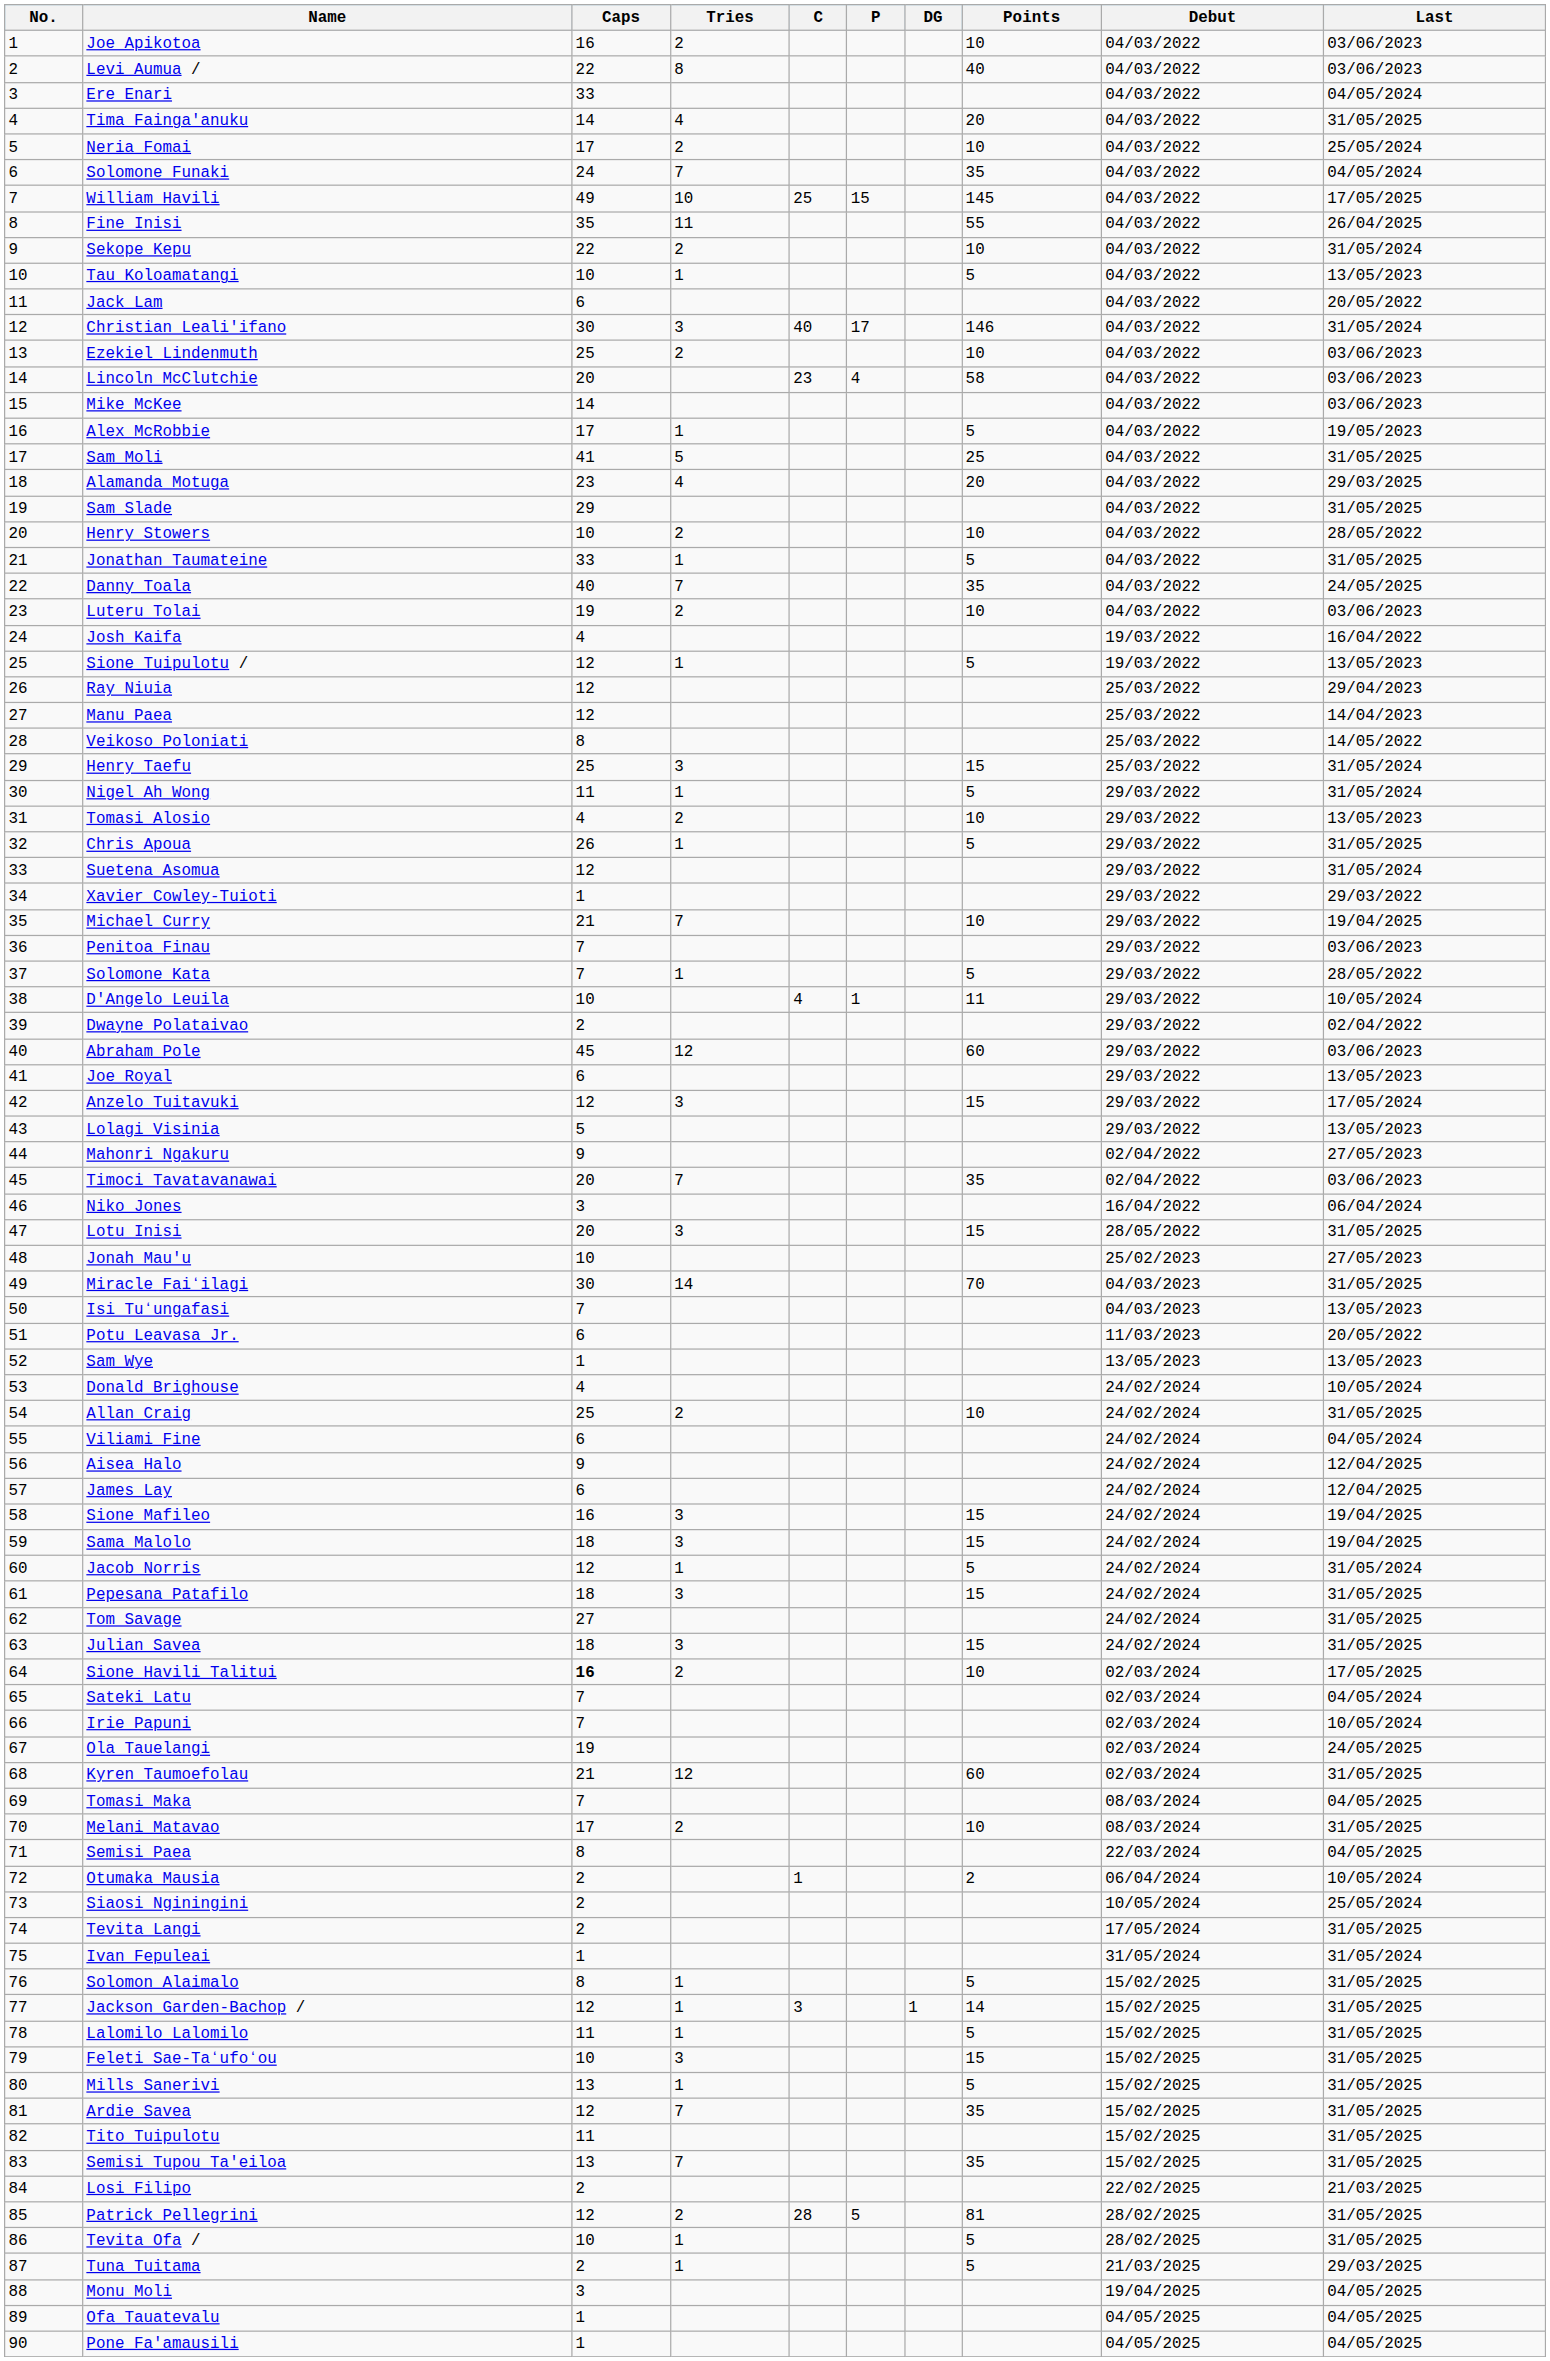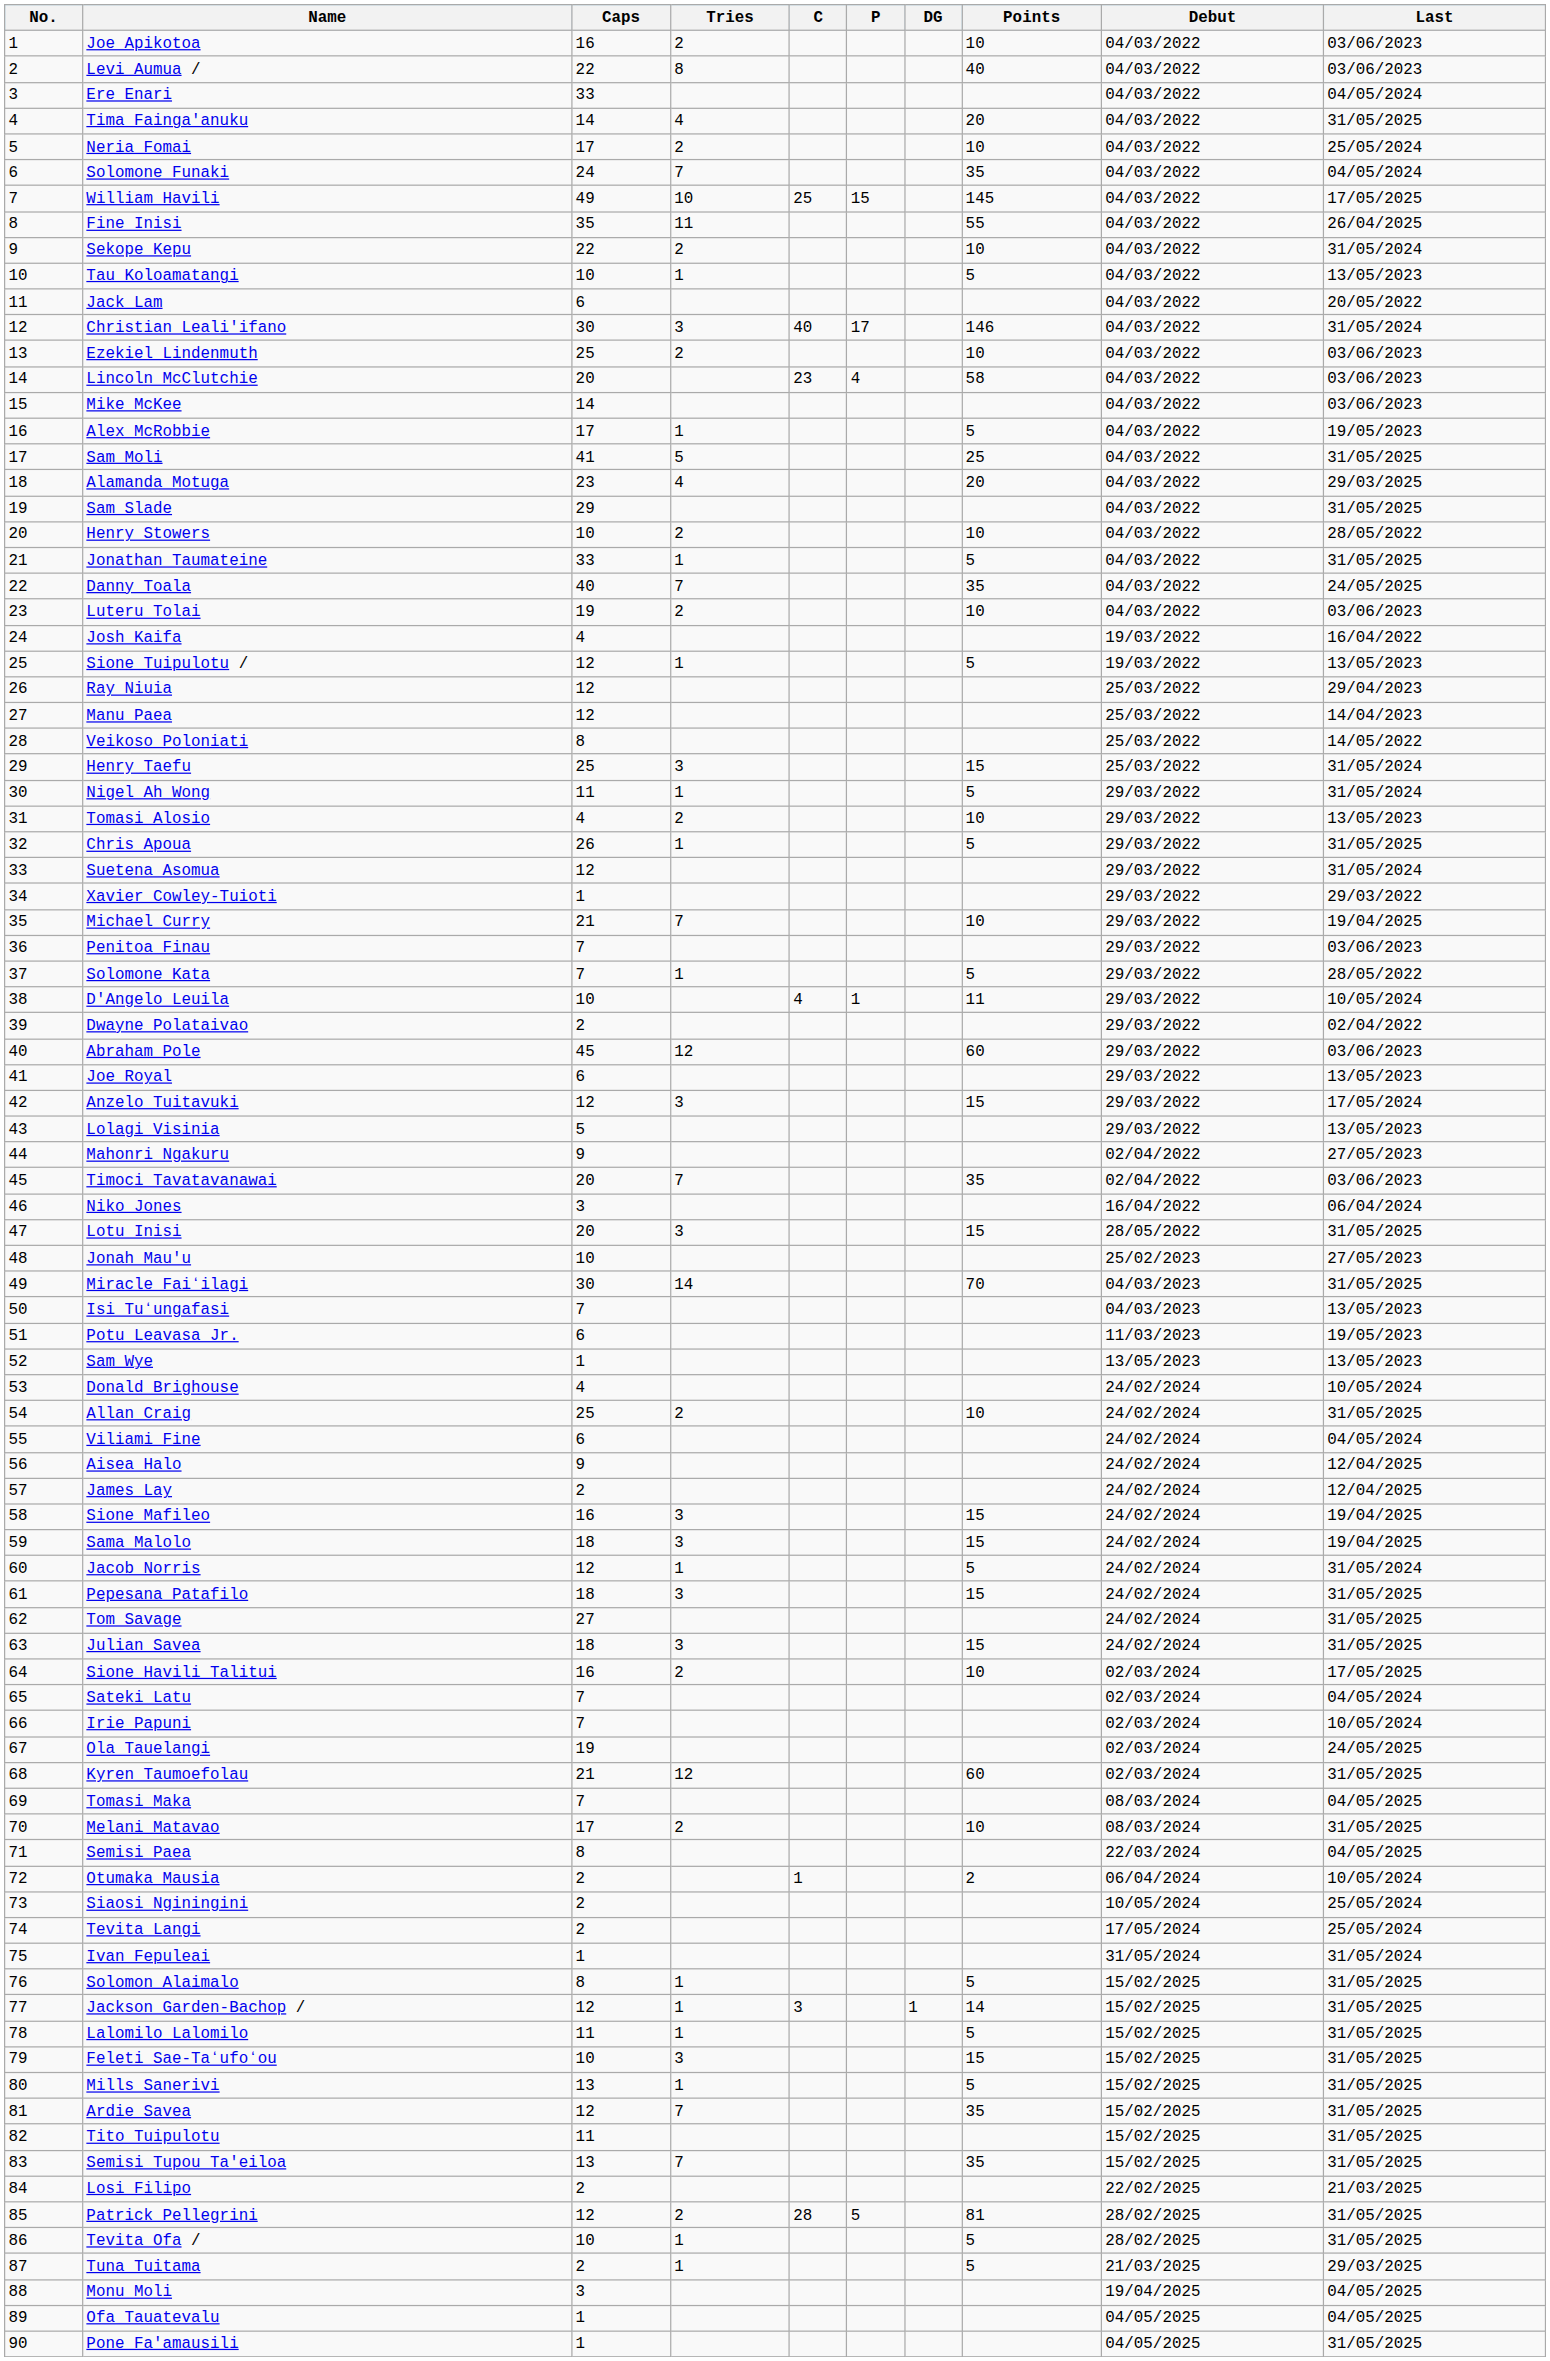(1375, 1336) 20/05/2022 -> (1375, 1336) 19/05/2023
(580, 1491) 6 -> (580, 1491) 2
(585, 1672) bold -> (585, 1672) normal
(1375, 1930) 31/05/2025 -> (1375, 1930) 25/05/2024
(1375, 2344) 04/05/2025 -> (1375, 2344) 31/05/2025
